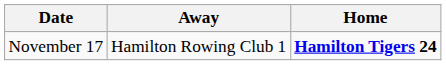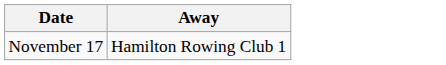- column: (365, 18)
